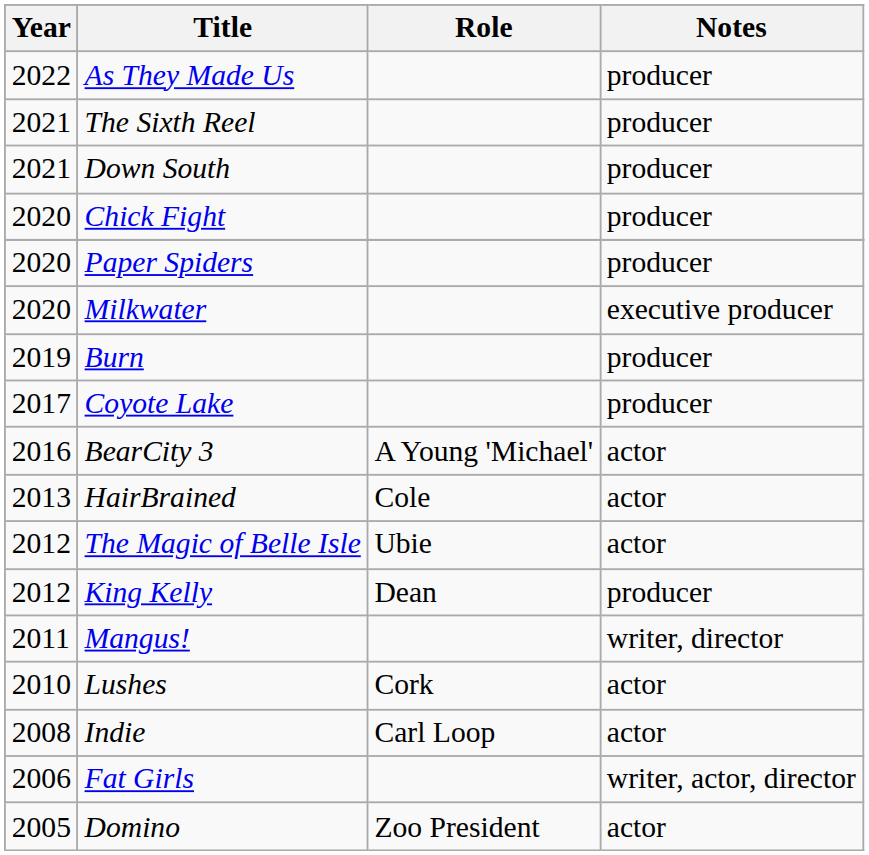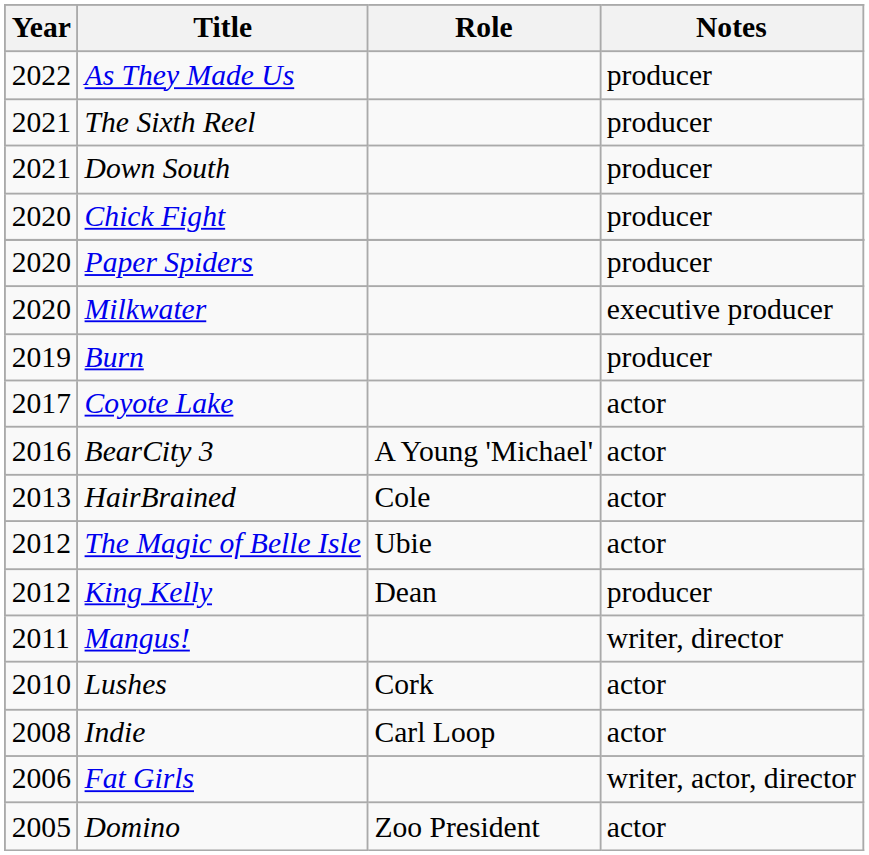(659, 403) producer -> (636, 403) actor
